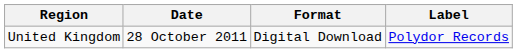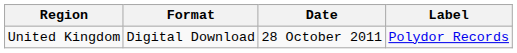columns swapped: (187, 15) <-> (318, 15)
